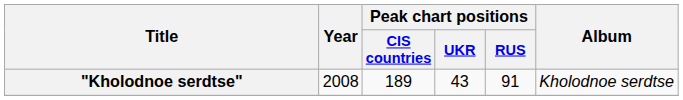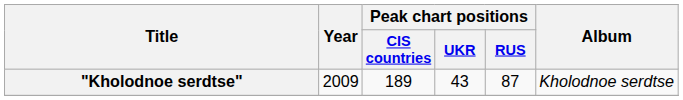(341, 82) 2008 -> (341, 82) 2009
(510, 82) 91 -> (510, 82) 87
